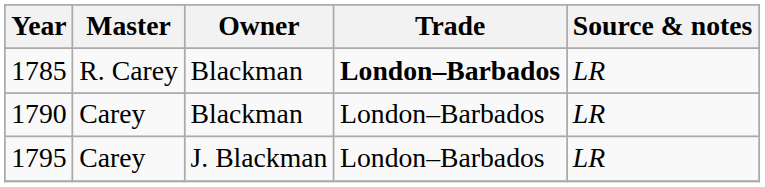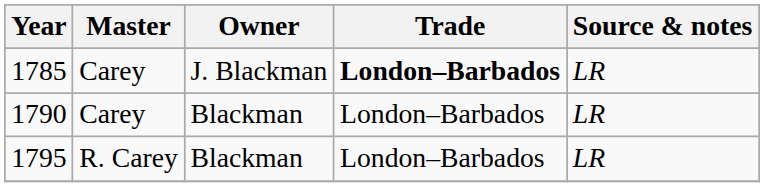(129, 70) R. Carey -> (112, 70) Carey
(247, 70) Blackman -> (259, 70) J. Blackman
(112, 158) Carey -> (129, 158) R. Carey
(259, 158) J. Blackman -> (247, 158) Blackman
